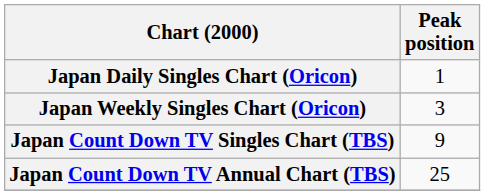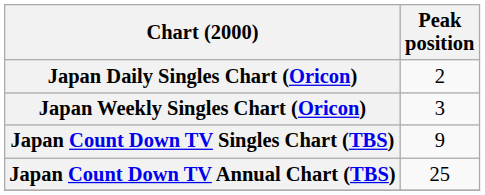(440, 76) 1 -> (440, 76) 2
